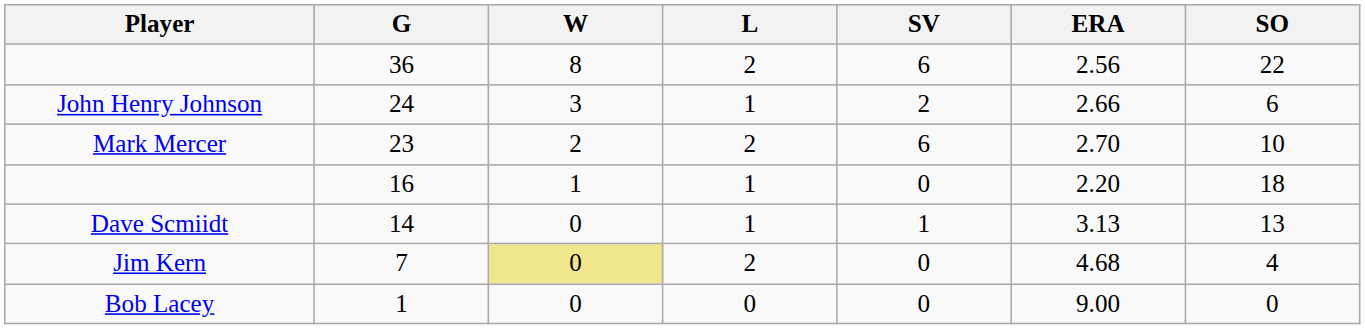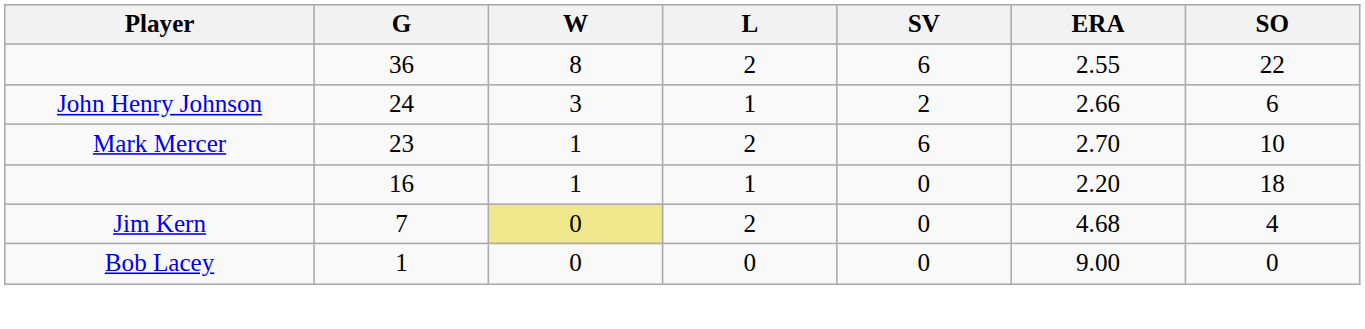(1098, 64) 2.56 -> (1098, 64) 2.55
(576, 143) 2 -> (576, 143) 1
- row: (401, 223)
